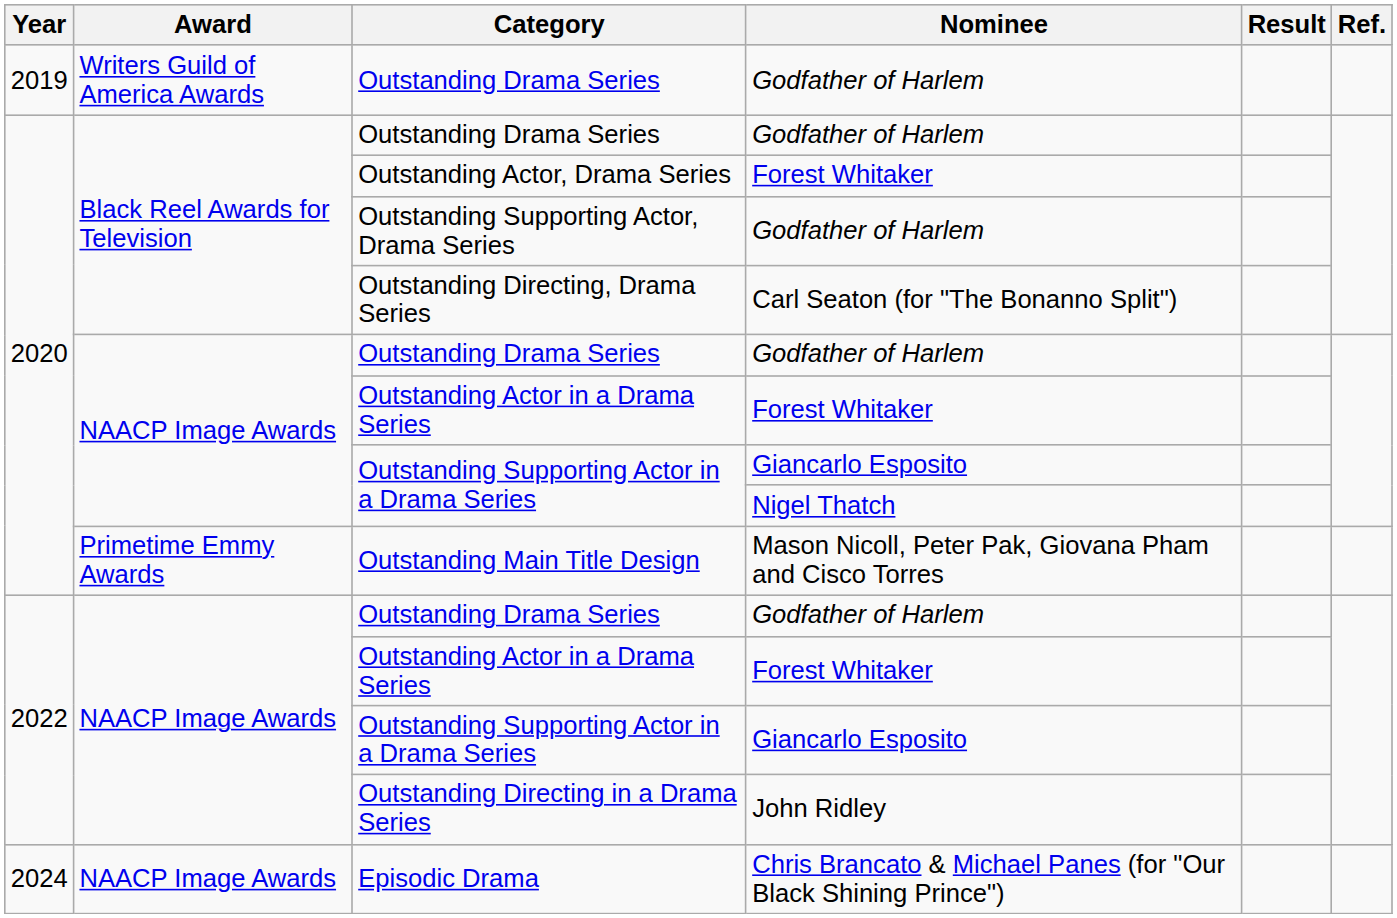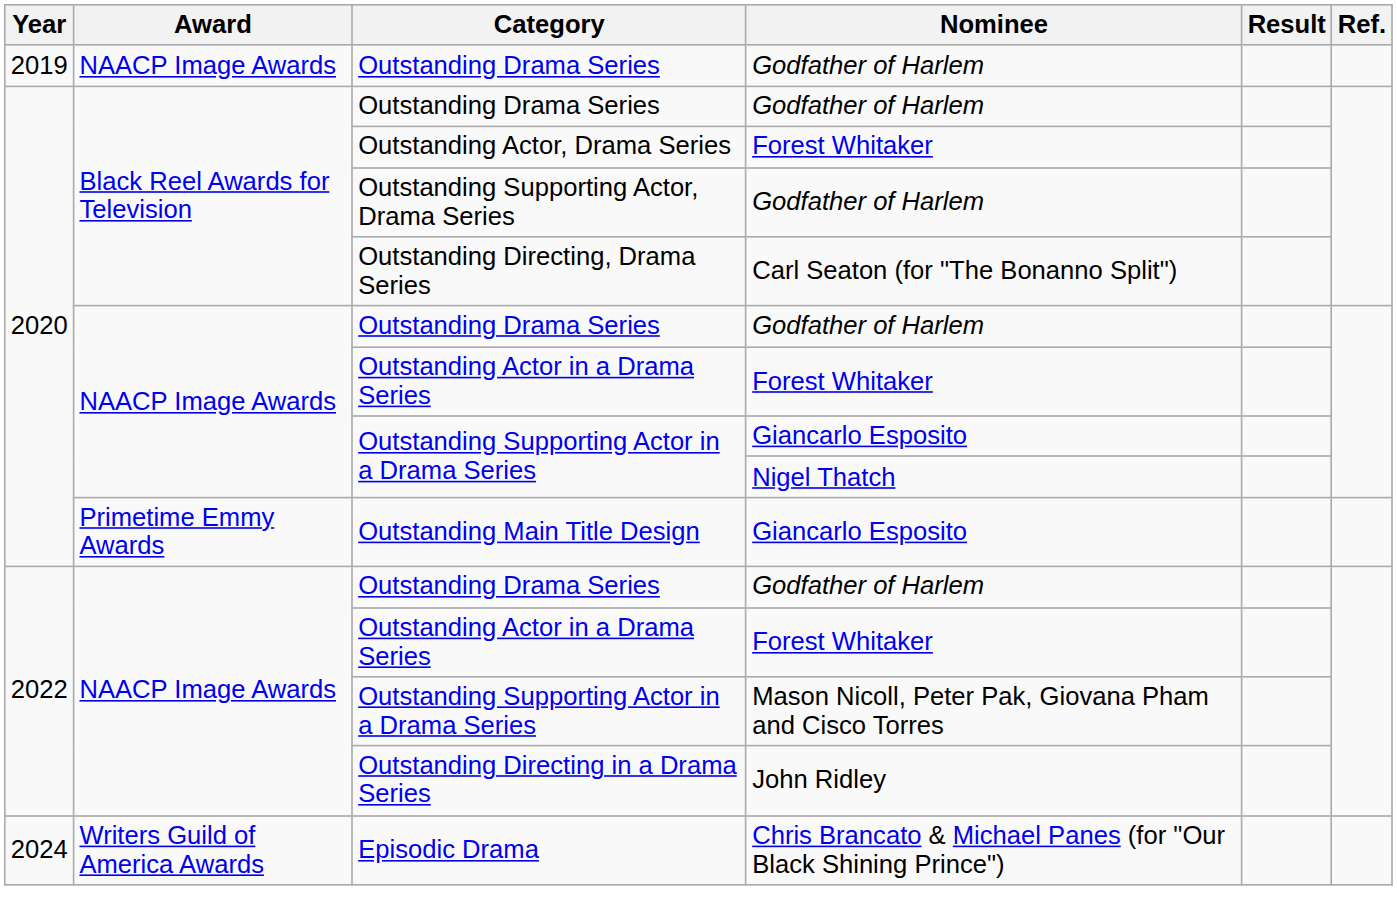(172, 79) Writers Guild of America Awards -> (208, 65) NAACP Image Awards
(981, 560) Mason Nicoll, Peter Pak, Giovana Pham and Cisco Torres -> (860, 531) Giancarlo Esposito
(860, 739) Giancarlo Esposito -> (981, 710) Mason Nicoll, Peter Pak, Giovana Pham and Cisco Torres
(208, 878) NAACP Image Awards -> (172, 849) Writers Guild of America Awards
